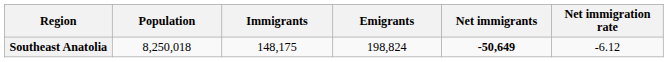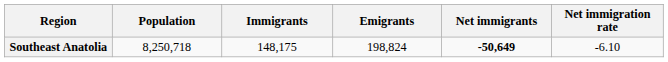(167, 47) 8,250,018 -> (167, 47) 8,250,718
(607, 47) -6.12 -> (607, 47) -6.10
